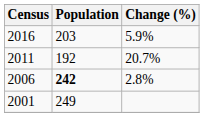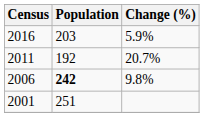(139, 79) 2.8% -> (139, 79) 9.8%
(66, 101) 249 -> (66, 101) 251
